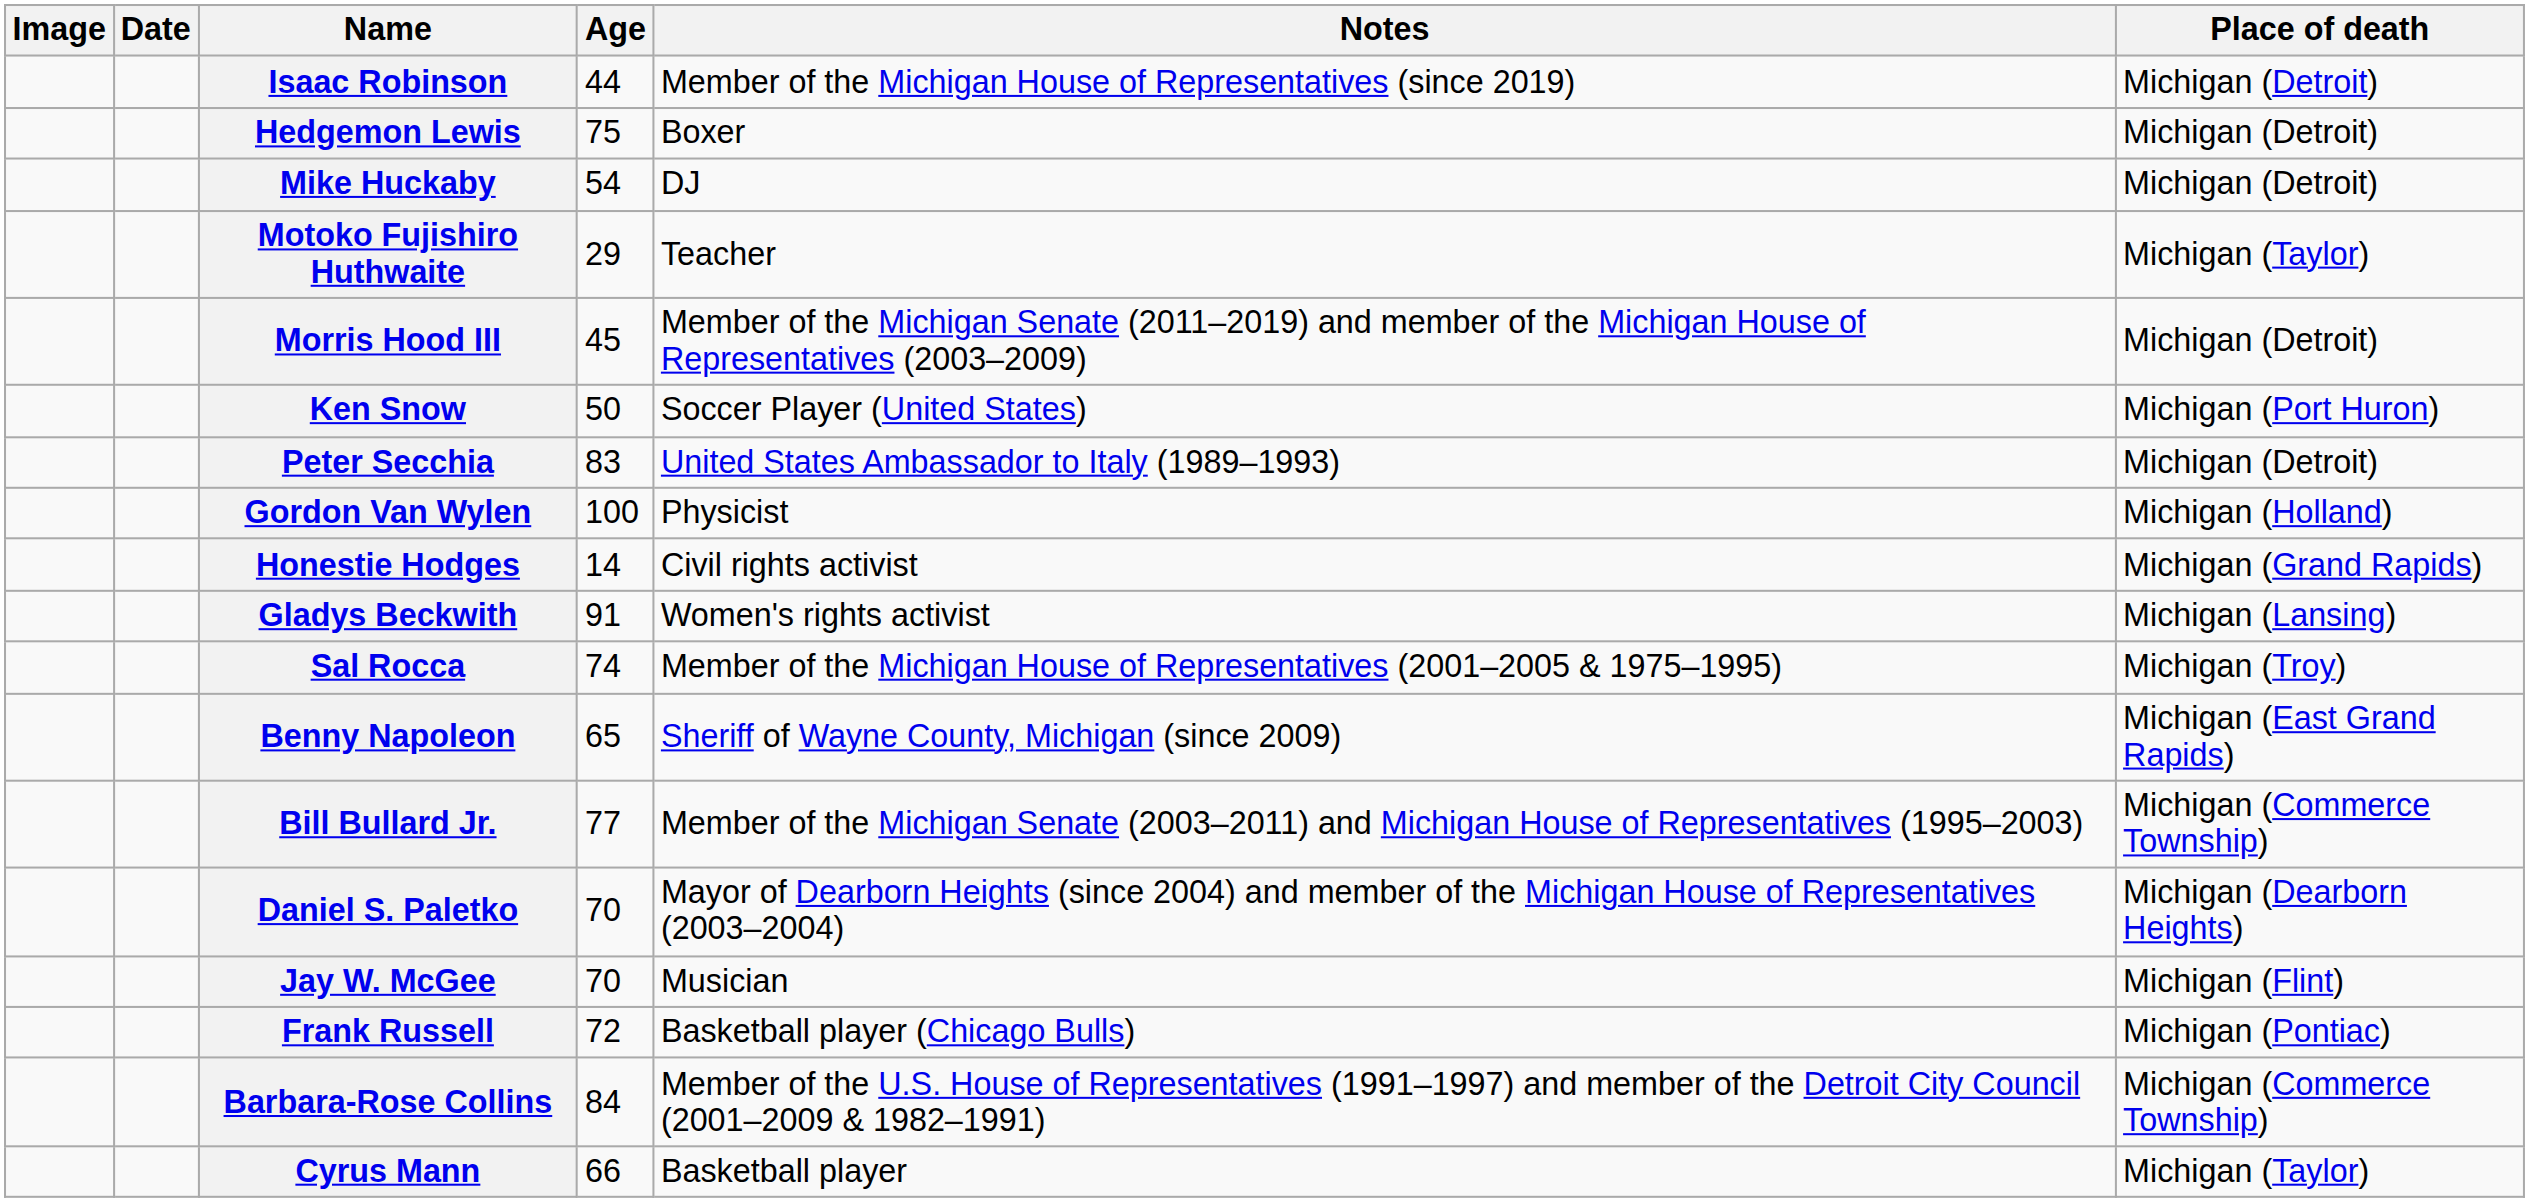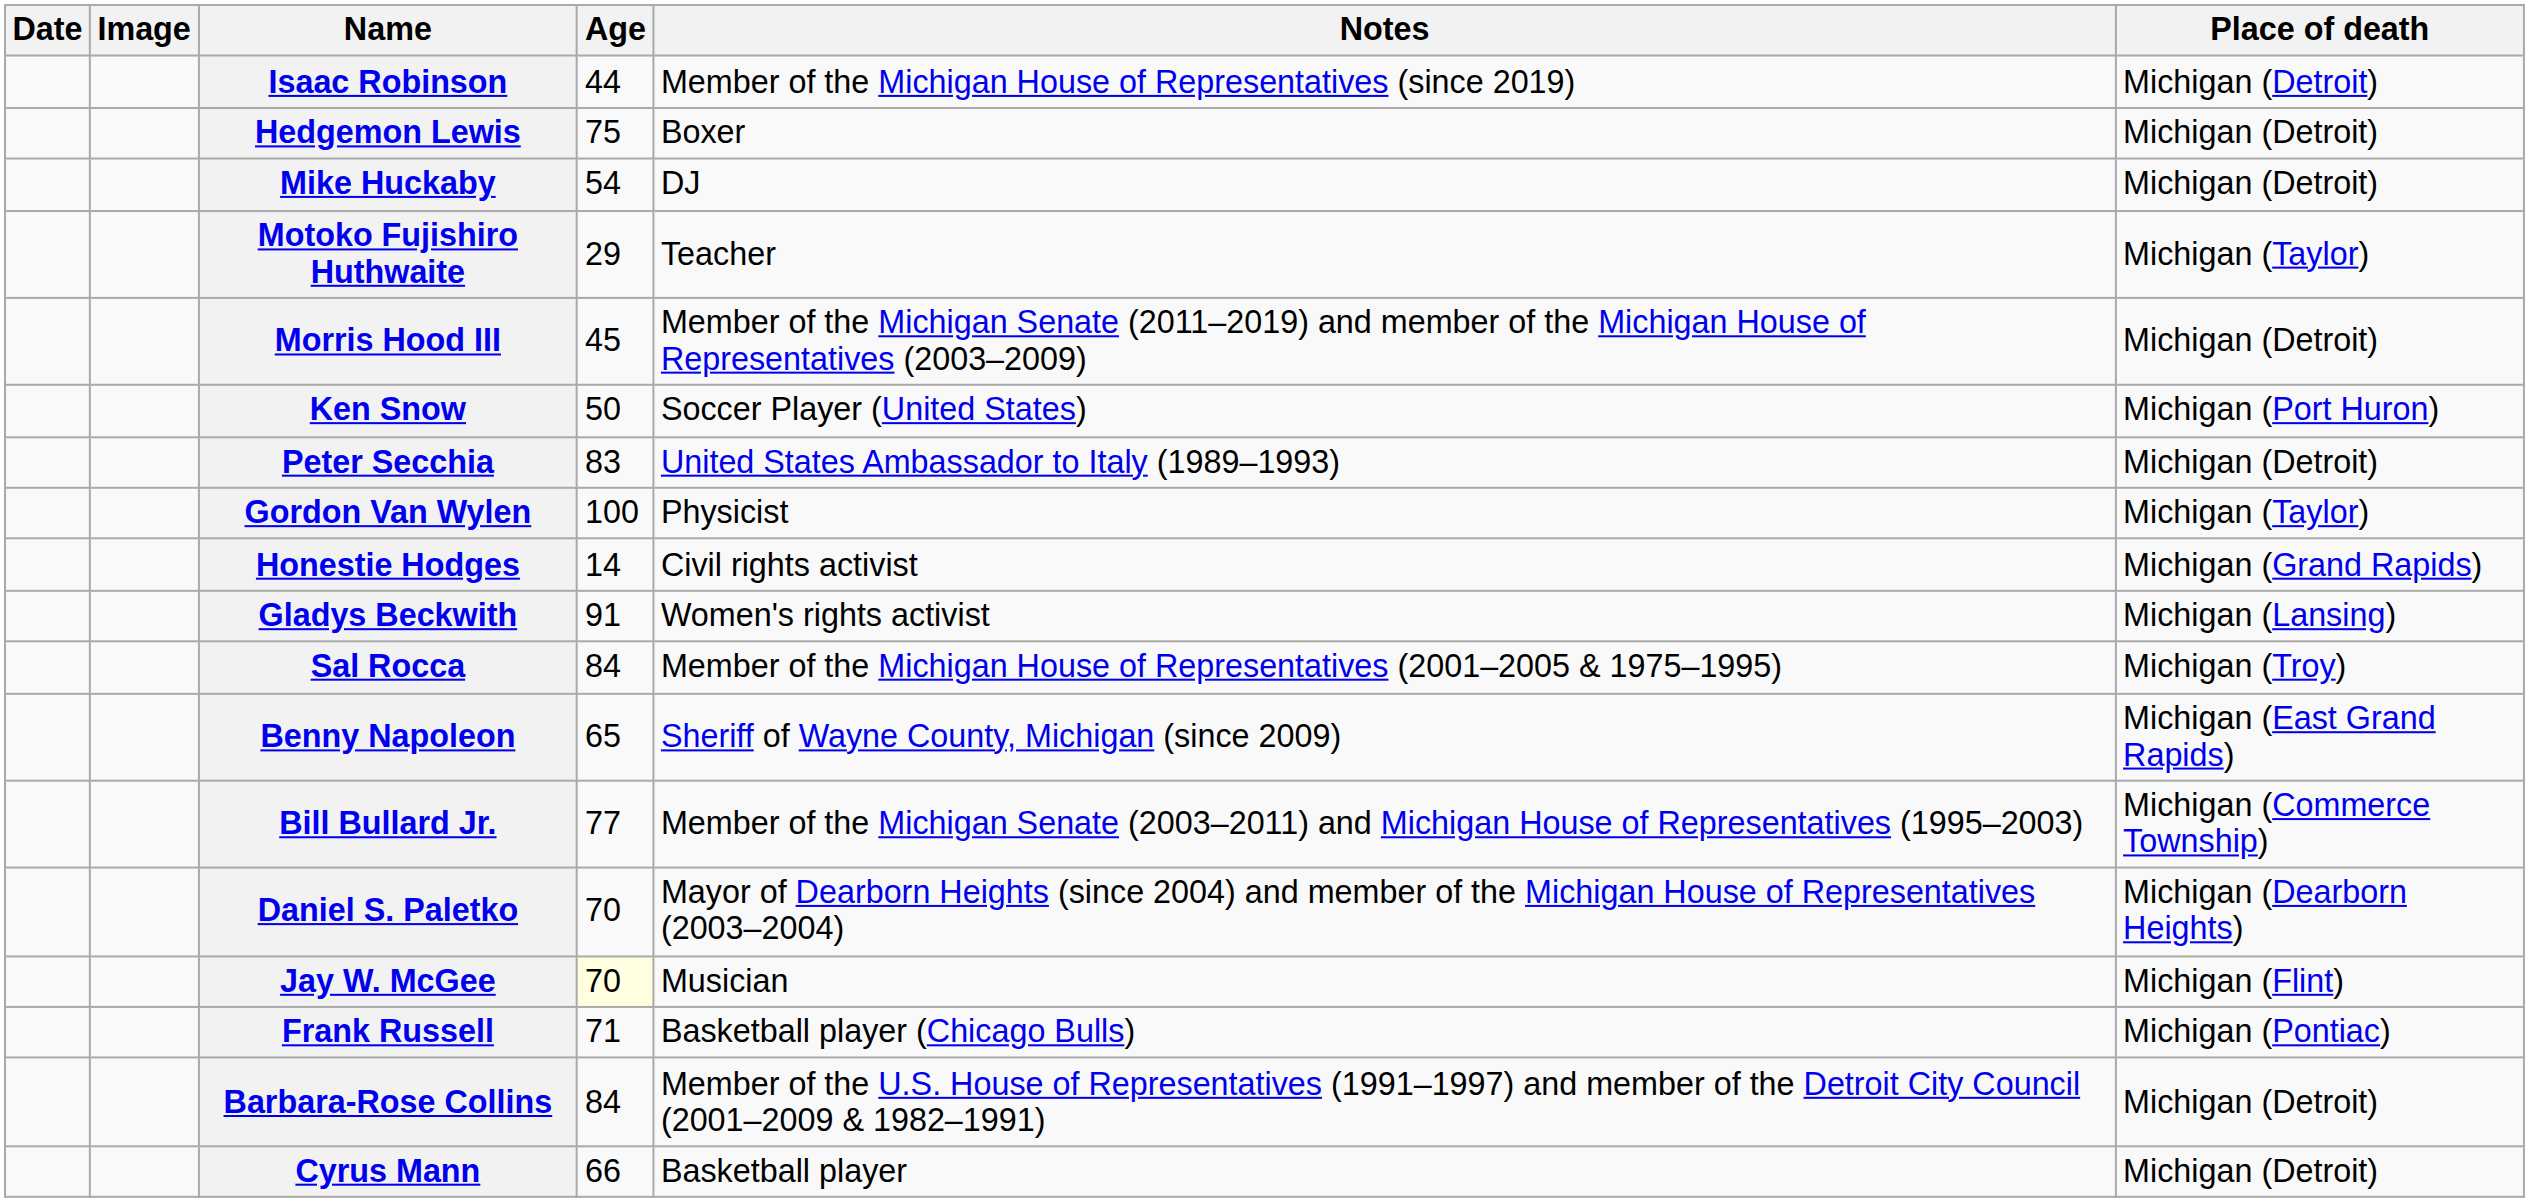columns swapped: (156, 30) <-> (59, 30)
(2258, 512) Michigan (Holland) -> (2246, 512) Michigan (Taylor)
(603, 666) 74 -> (603, 666) 84
(603, 980) no background -> (603, 980) lightyellow background
(603, 1032) 72 -> (603, 1032) 71
(2277, 1101) Michigan (Commerce Township) -> (2251, 1101) Michigan (Detroit)
(2246, 1170) Michigan (Taylor) -> (2251, 1170) Michigan (Detroit)
